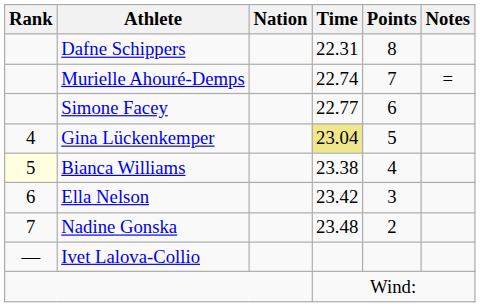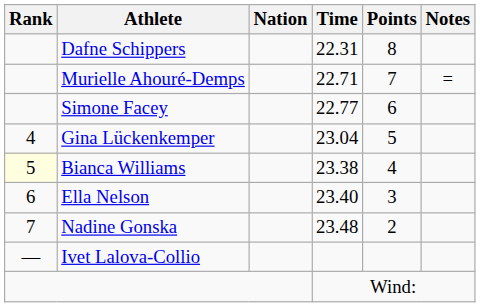(337, 78) 22.74 -> (337, 78) 22.71
(337, 138) khaki background -> (337, 138) no background
(337, 197) 23.42 -> (337, 197) 23.40
